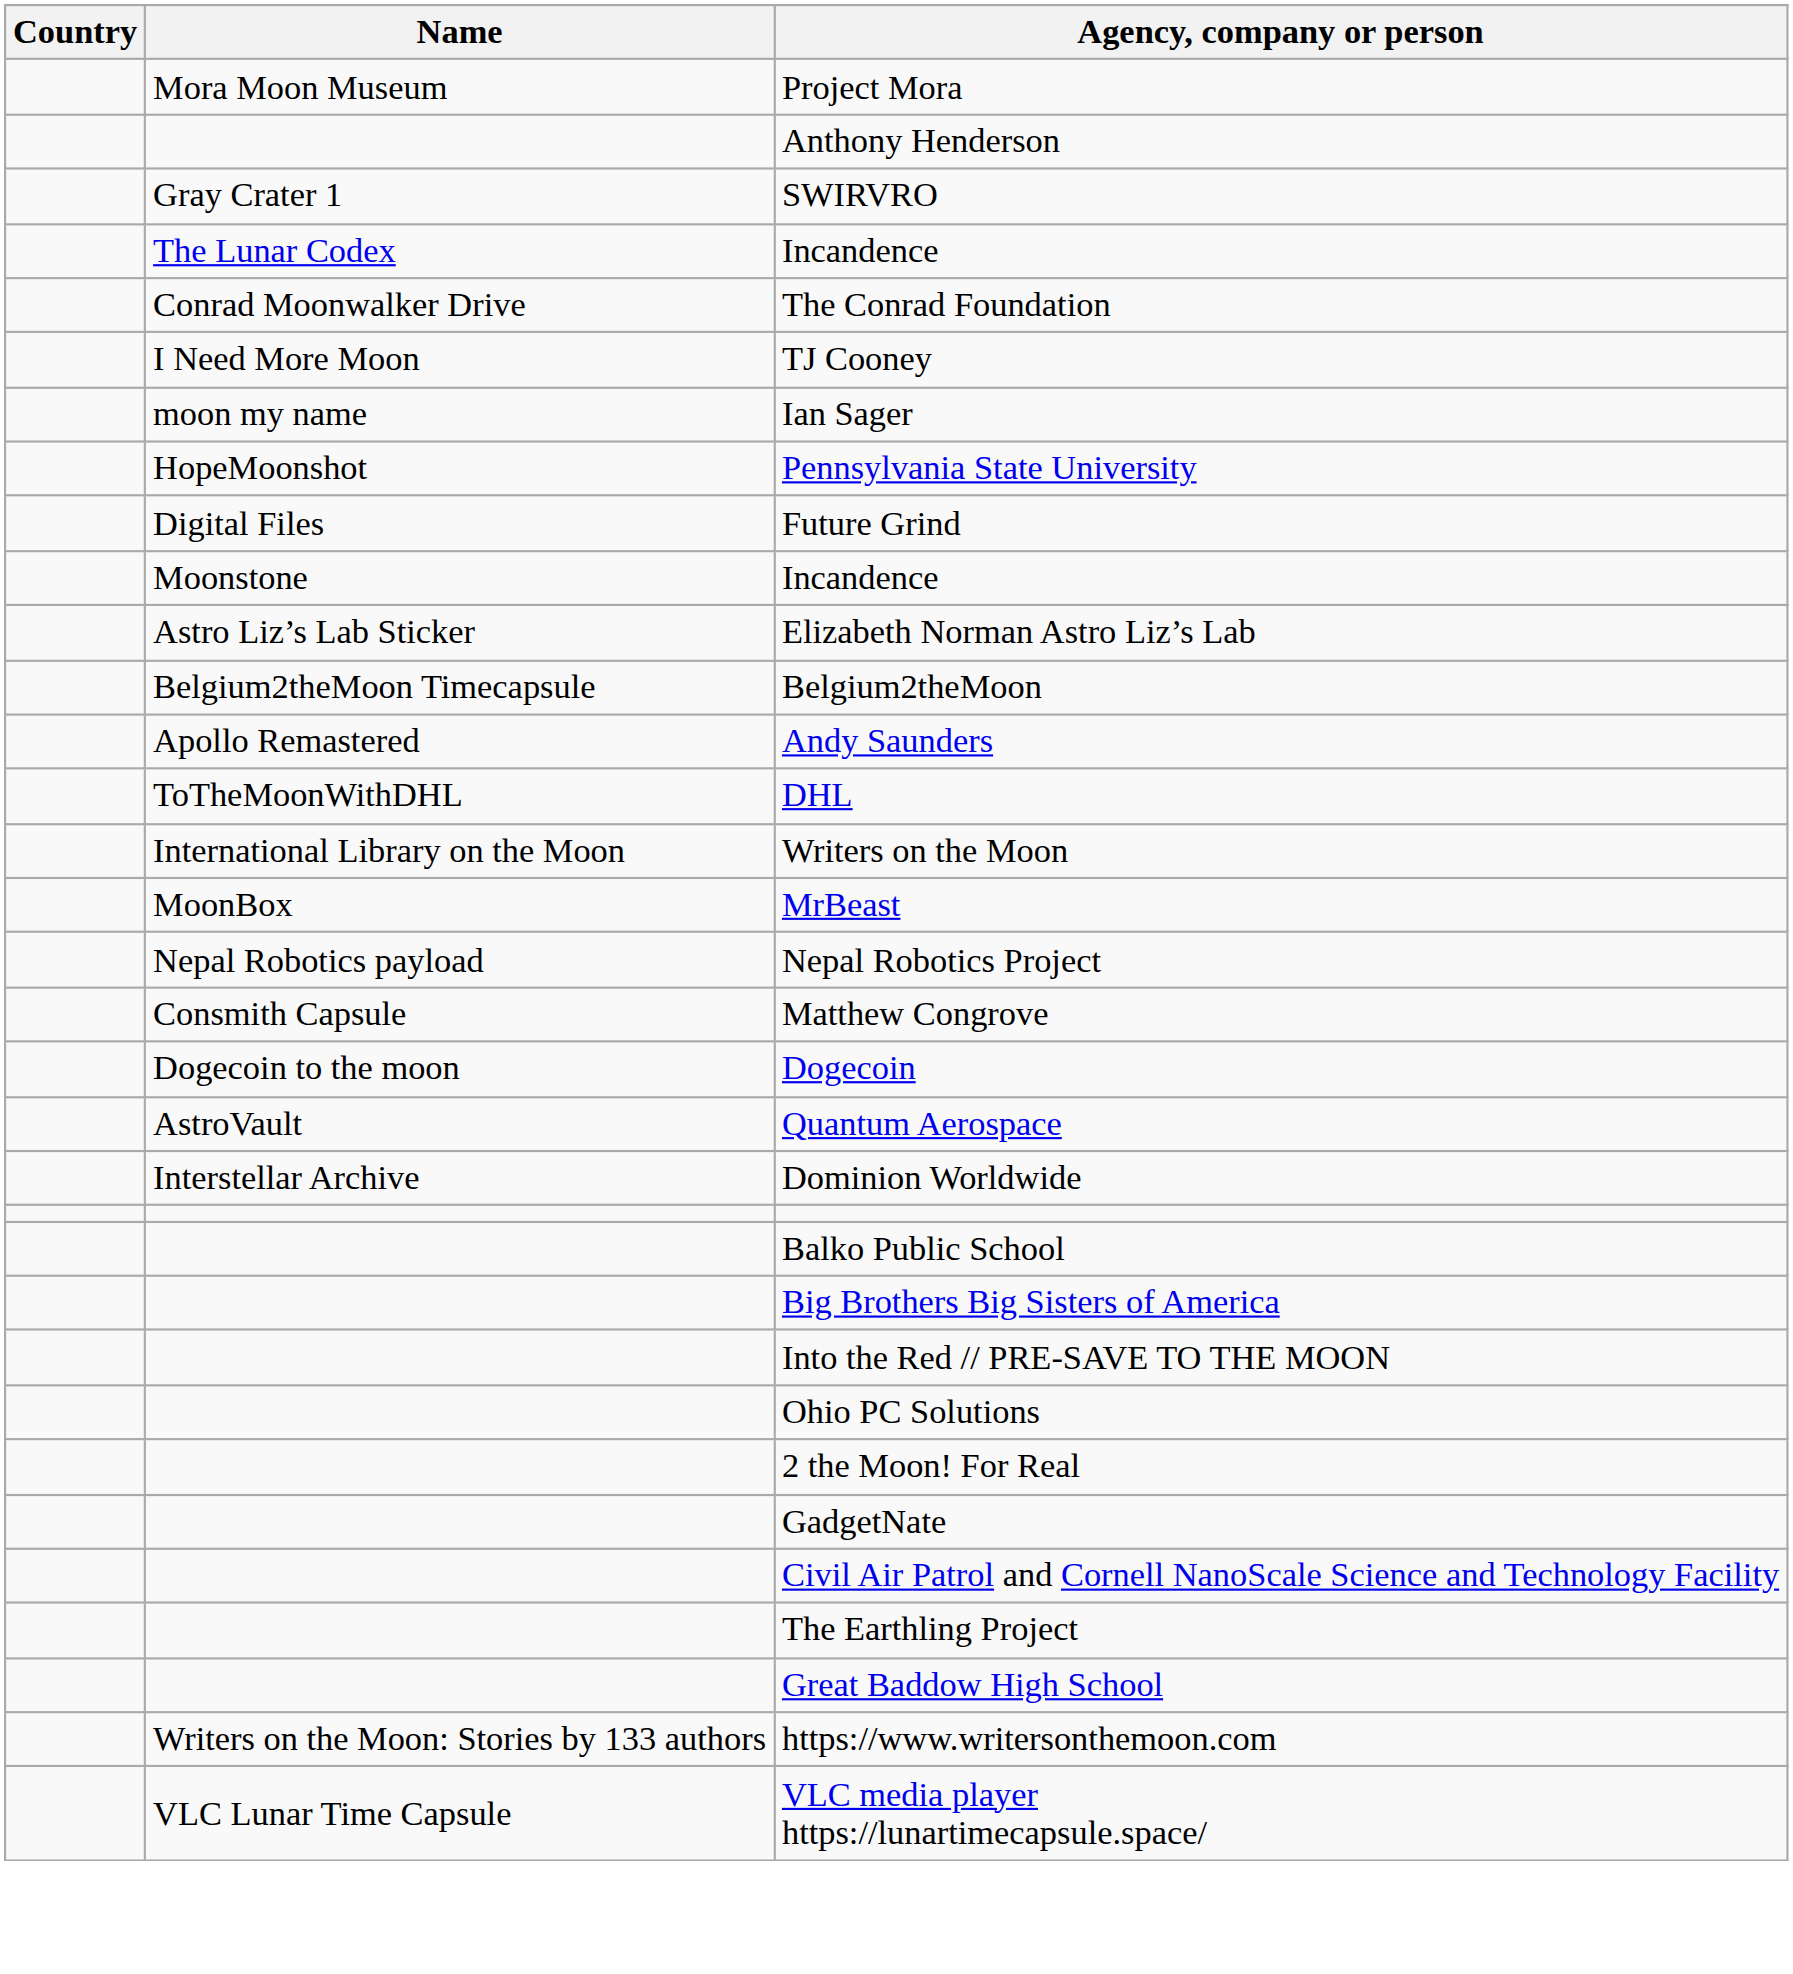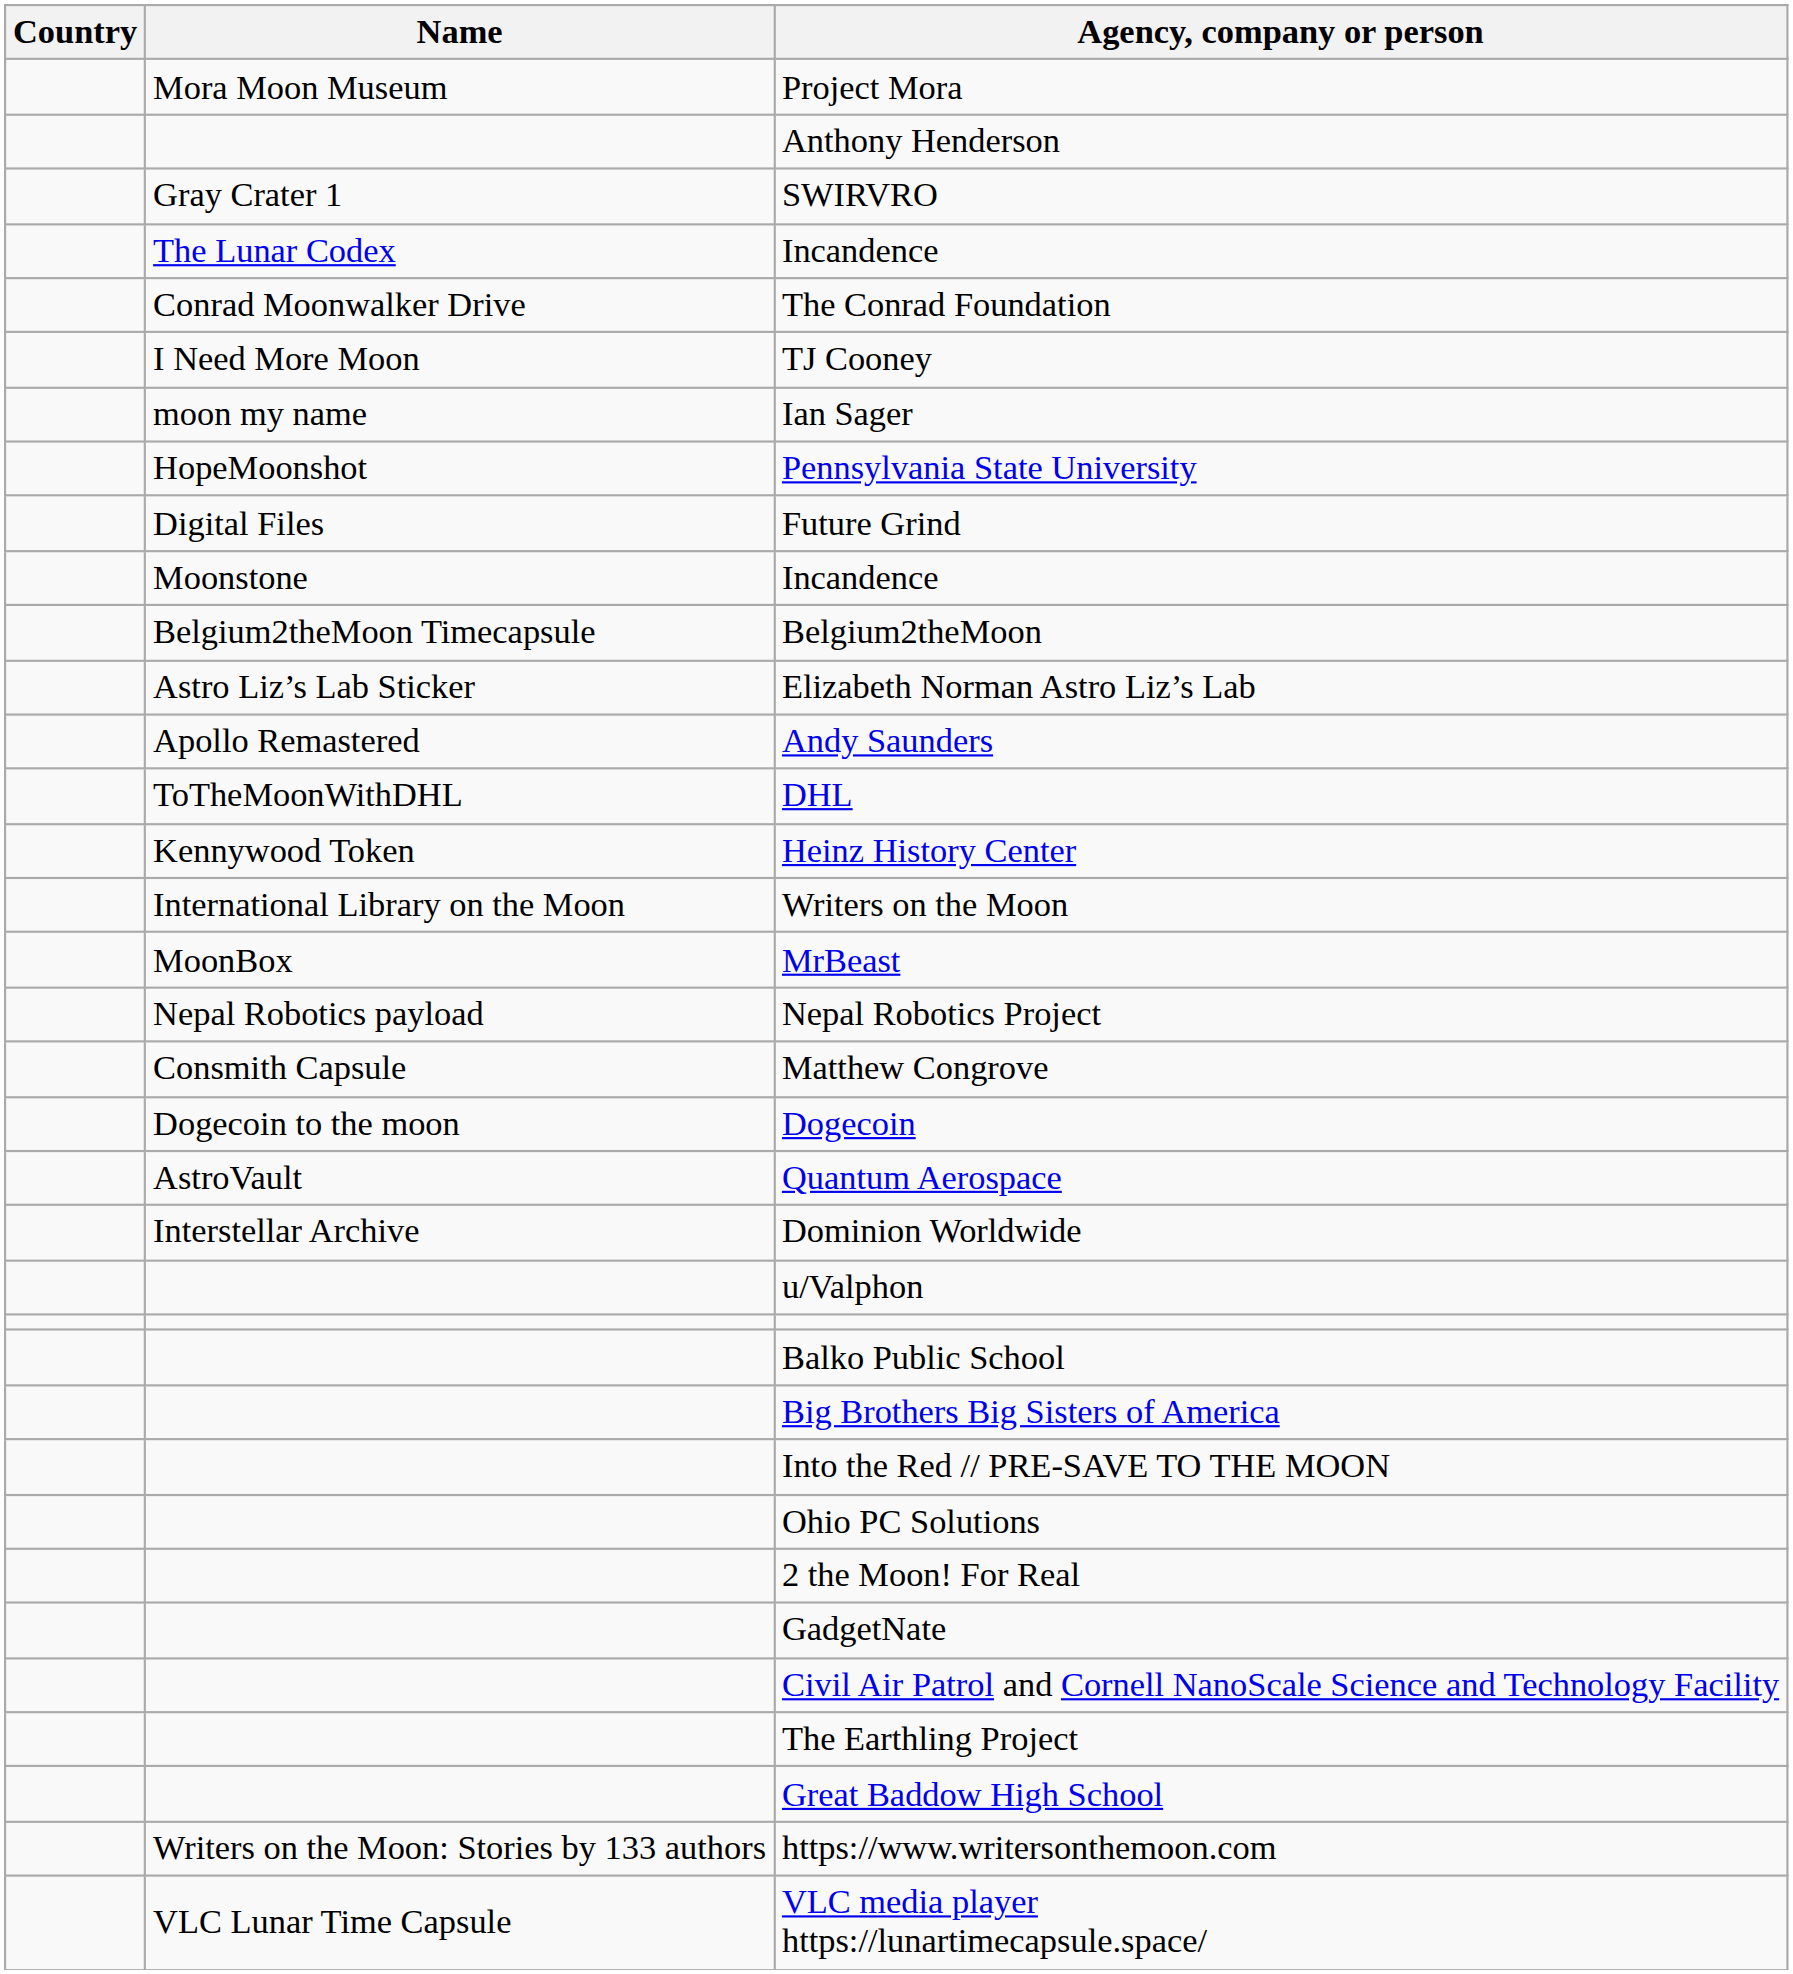rows swapped: (314, 631) <-> (374, 686)
+ row: (284, 850)
+ row: (460, 1287)
